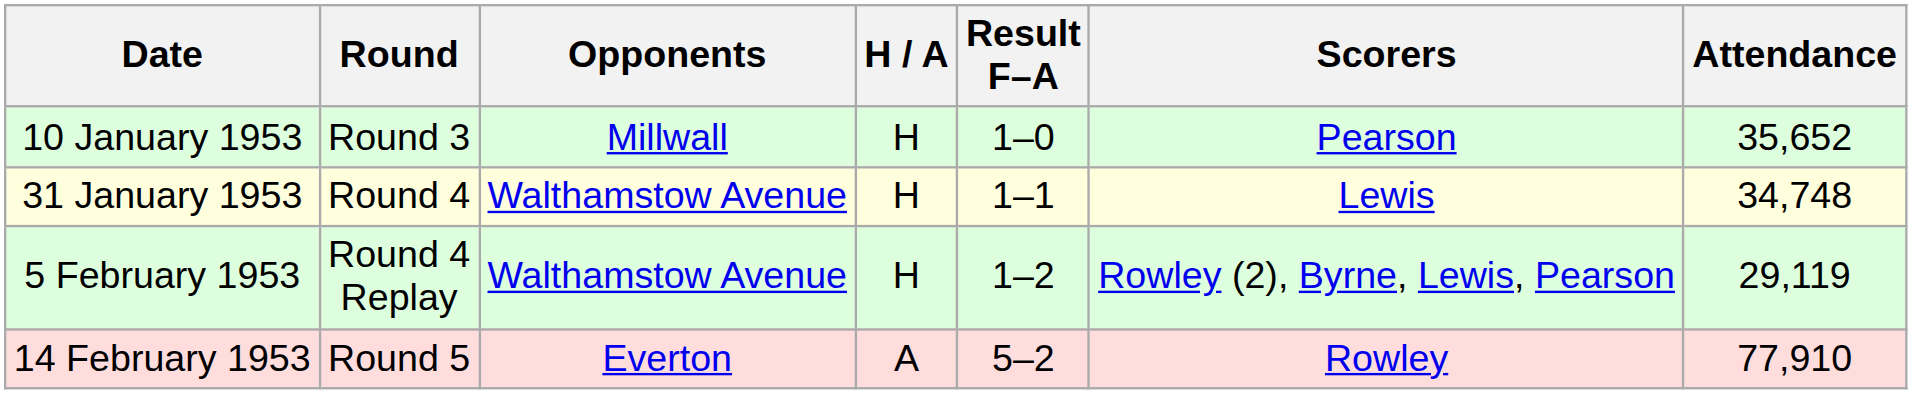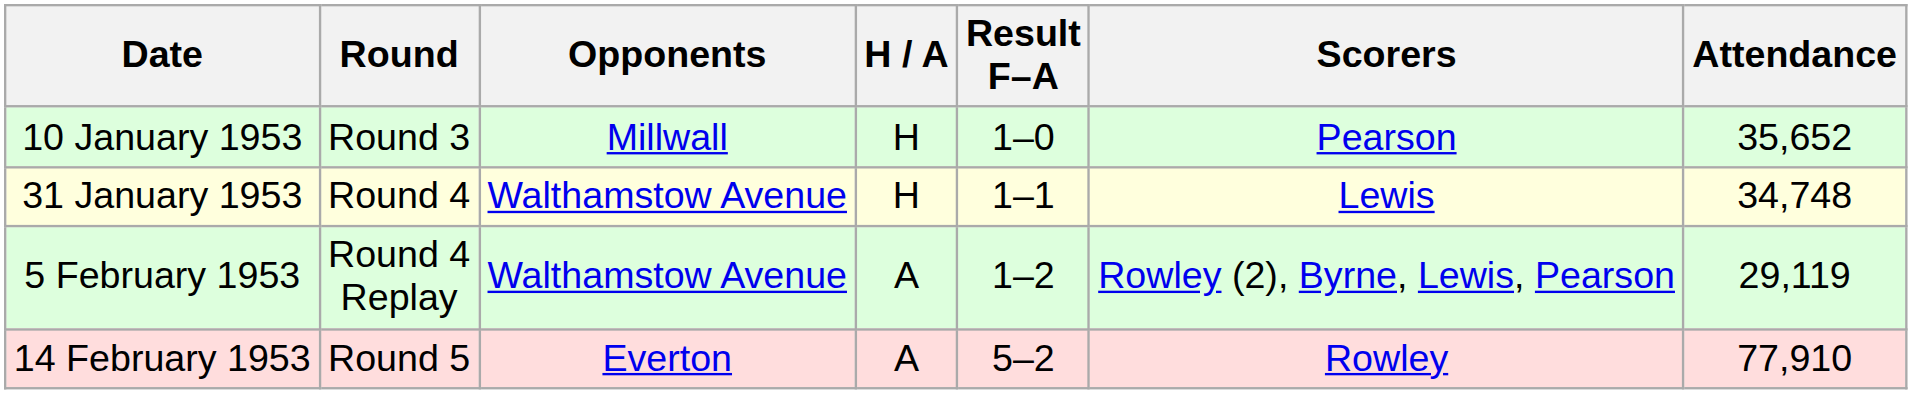(906, 276) H -> (906, 276) A
